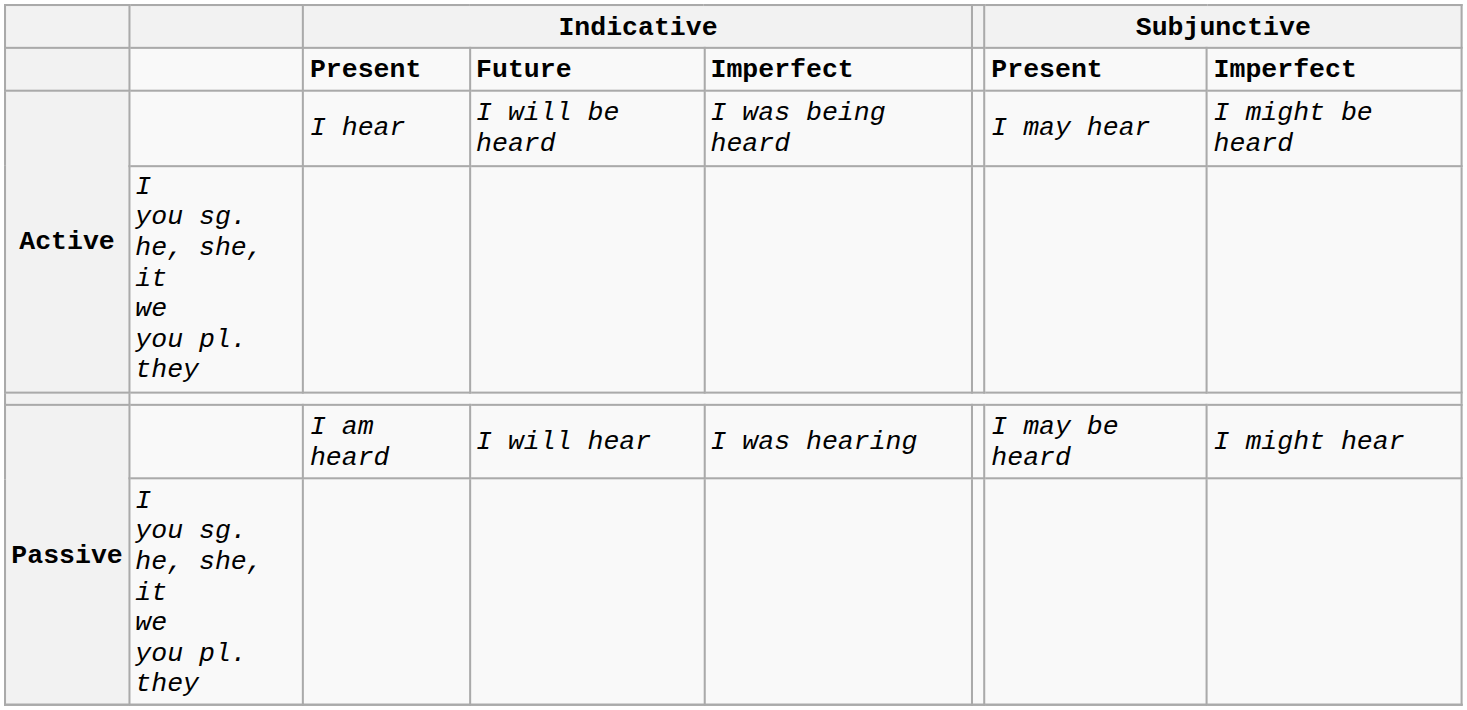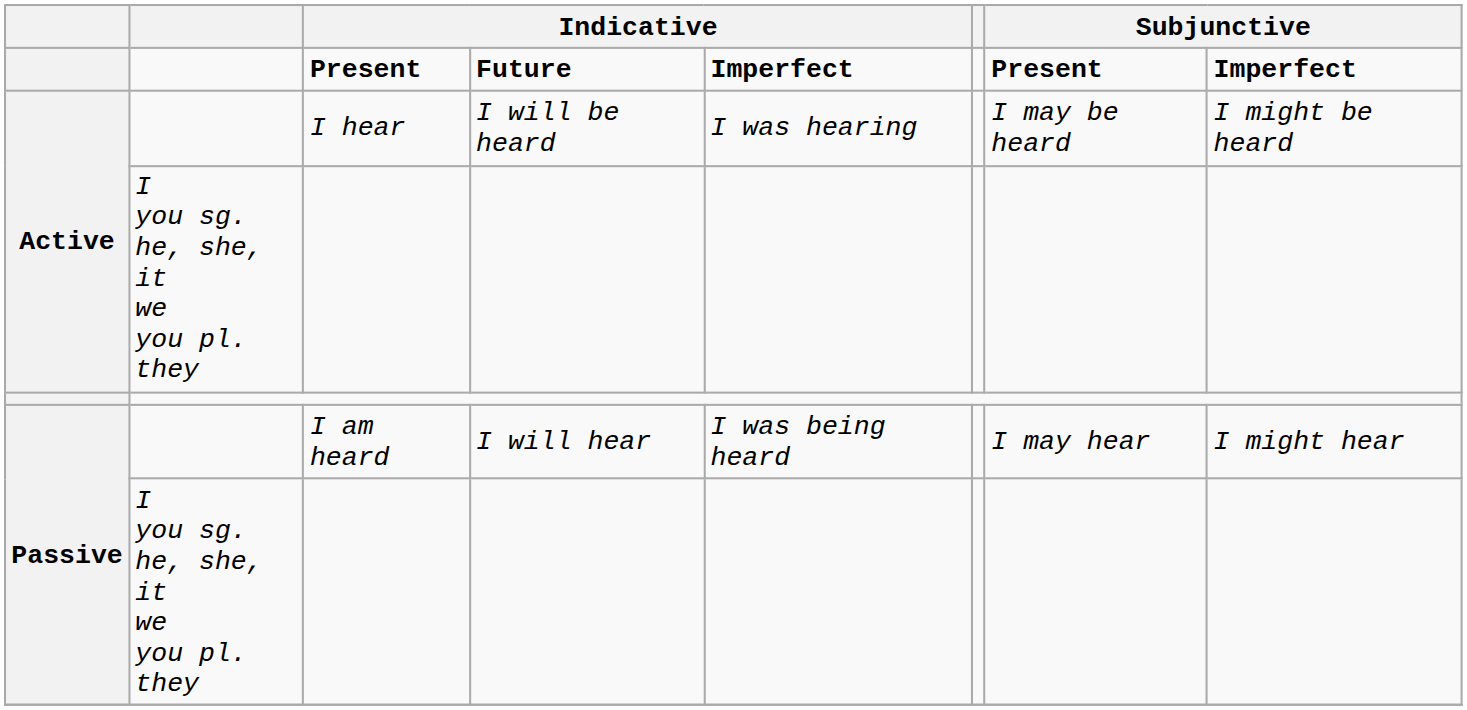(798, 128) I was being heard -> (814, 128) I was hearing
(1071, 128) I may hear -> (1055, 128) I may be heard
(814, 442) I was hearing -> (798, 442) I was being heard
(1055, 442) I may be heard -> (1071, 442) I may hear
